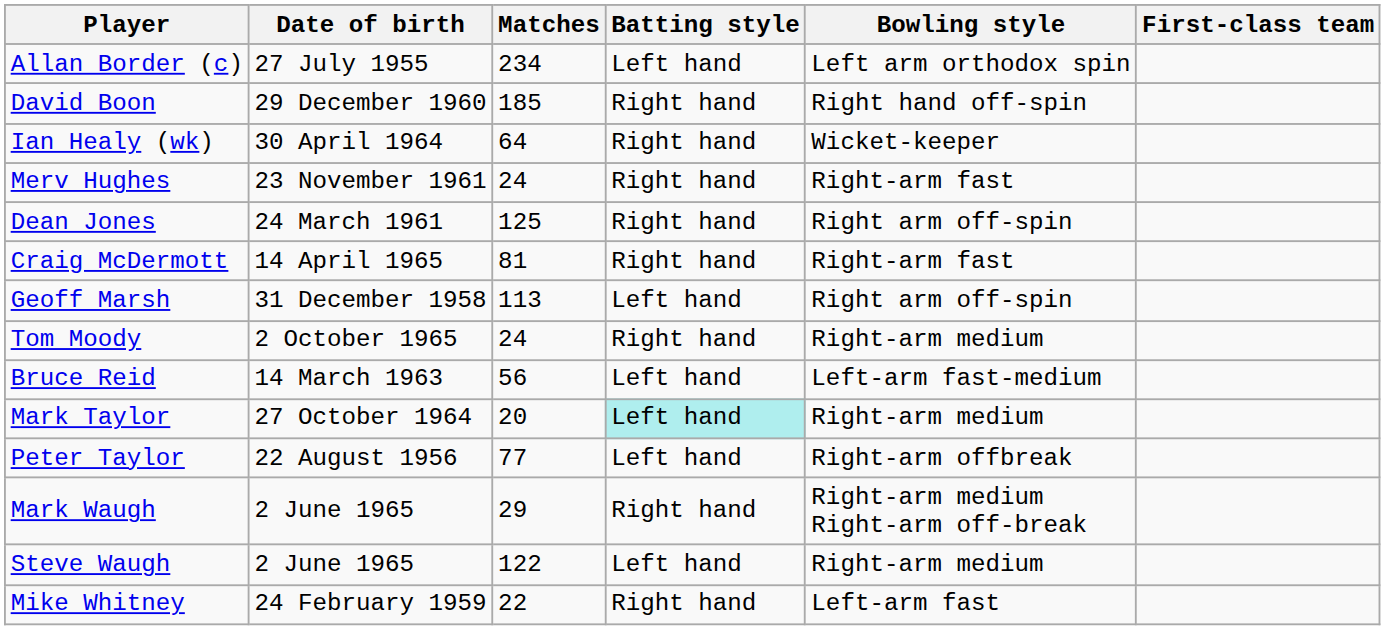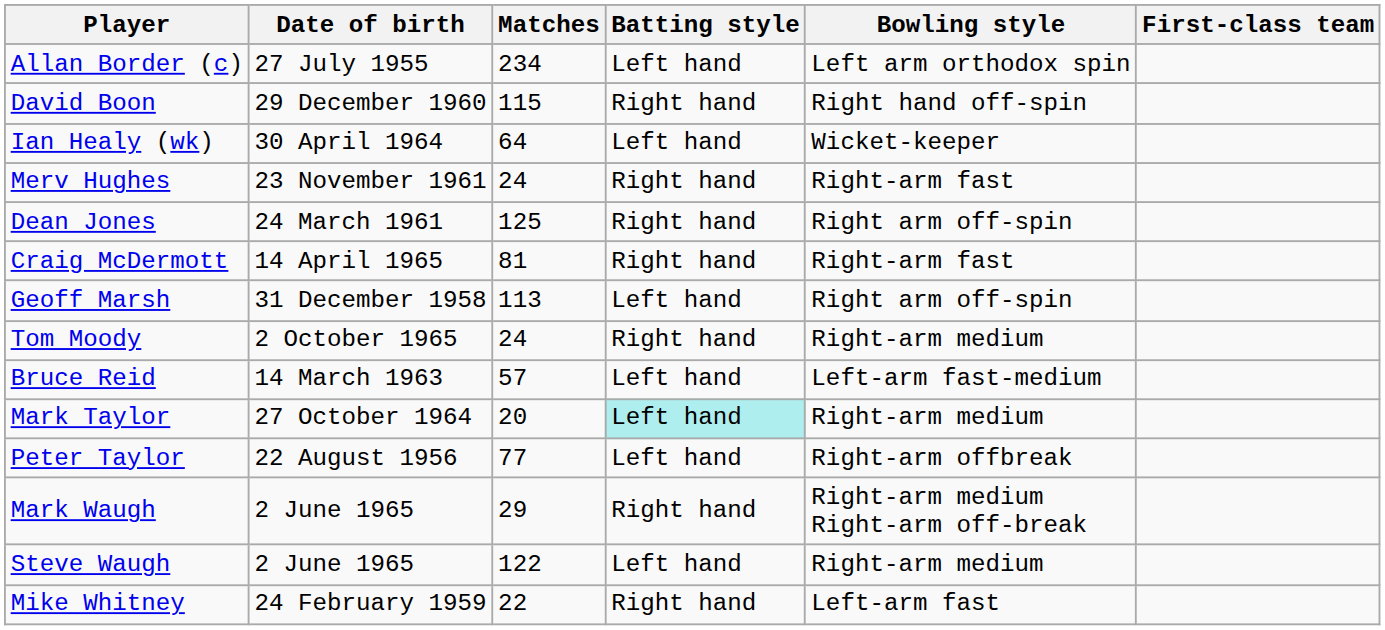(520, 103) 185 -> (520, 103) 115
(684, 143) Right hand -> (677, 143) Left hand
(513, 379) 56 -> (513, 379) 57
